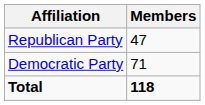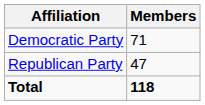rows swapped: (66, 64) <-> (65, 40)
